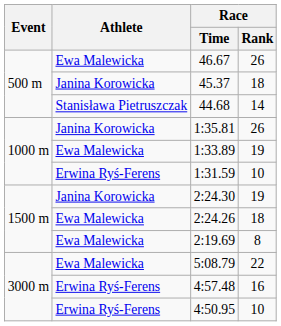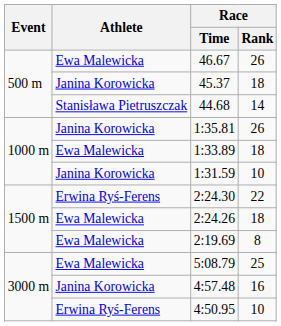(257, 151) 19 -> (257, 151) 18
(108, 174) Erwina Ryś-Ferens -> (105, 174) Janina Korowicka
(105, 196) Janina Korowicka -> (108, 196) Erwina Ryś-Ferens
(257, 196) 19 -> (257, 196) 22
(257, 264) 22 -> (257, 264) 25
(108, 286) Erwina Ryś-Ferens -> (105, 286) Janina Korowicka
